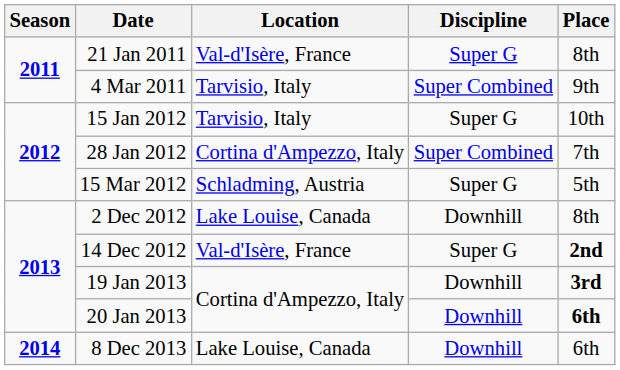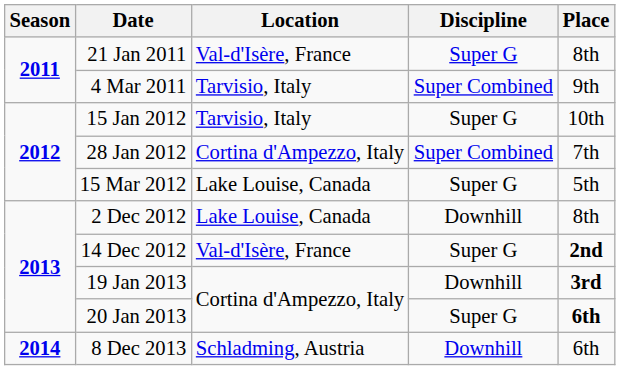(280, 184) Schladming, Austria -> (283, 184) Lake Louise, Canada
(483, 315) Downhill -> (483, 315) Super G
(283, 348) Lake Louise, Canada -> (280, 348) Schladming, Austria
